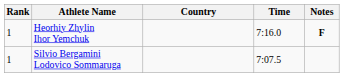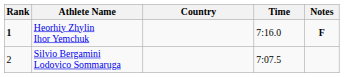(9, 33) normal -> (9, 33) bold
(9, 59) 1 -> (9, 59) 2
